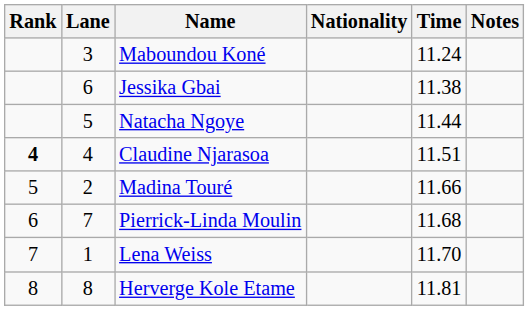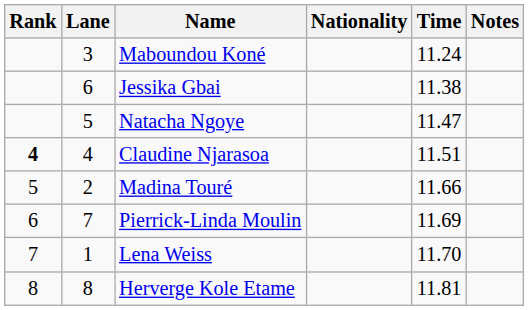(439, 121) 11.44 -> (439, 121) 11.47
(439, 221) 11.68 -> (439, 221) 11.69
